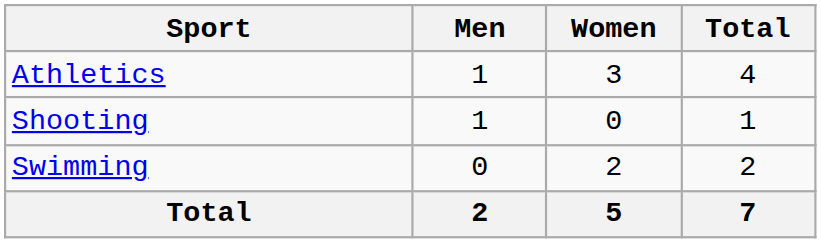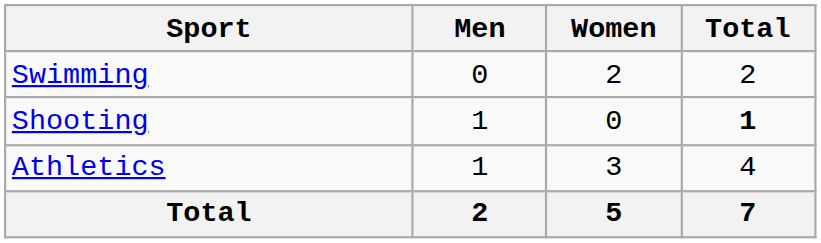rows swapped: (89, 75) <-> (80, 167)
(748, 121) normal -> (748, 121) bold
